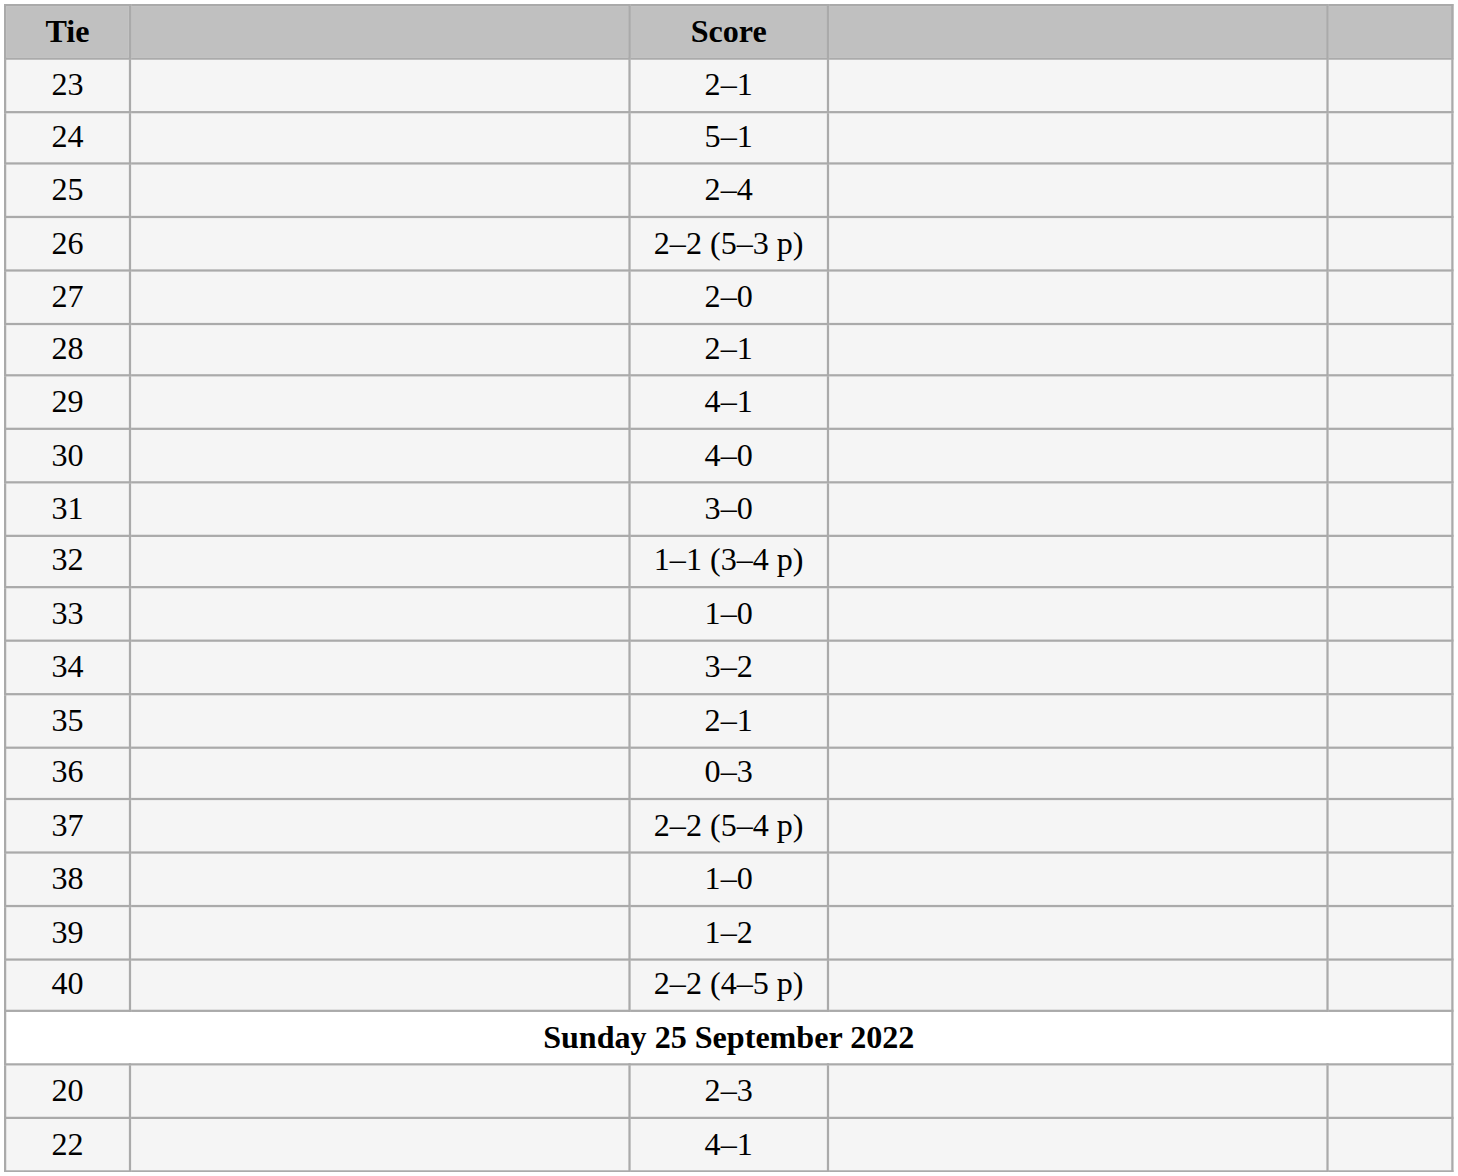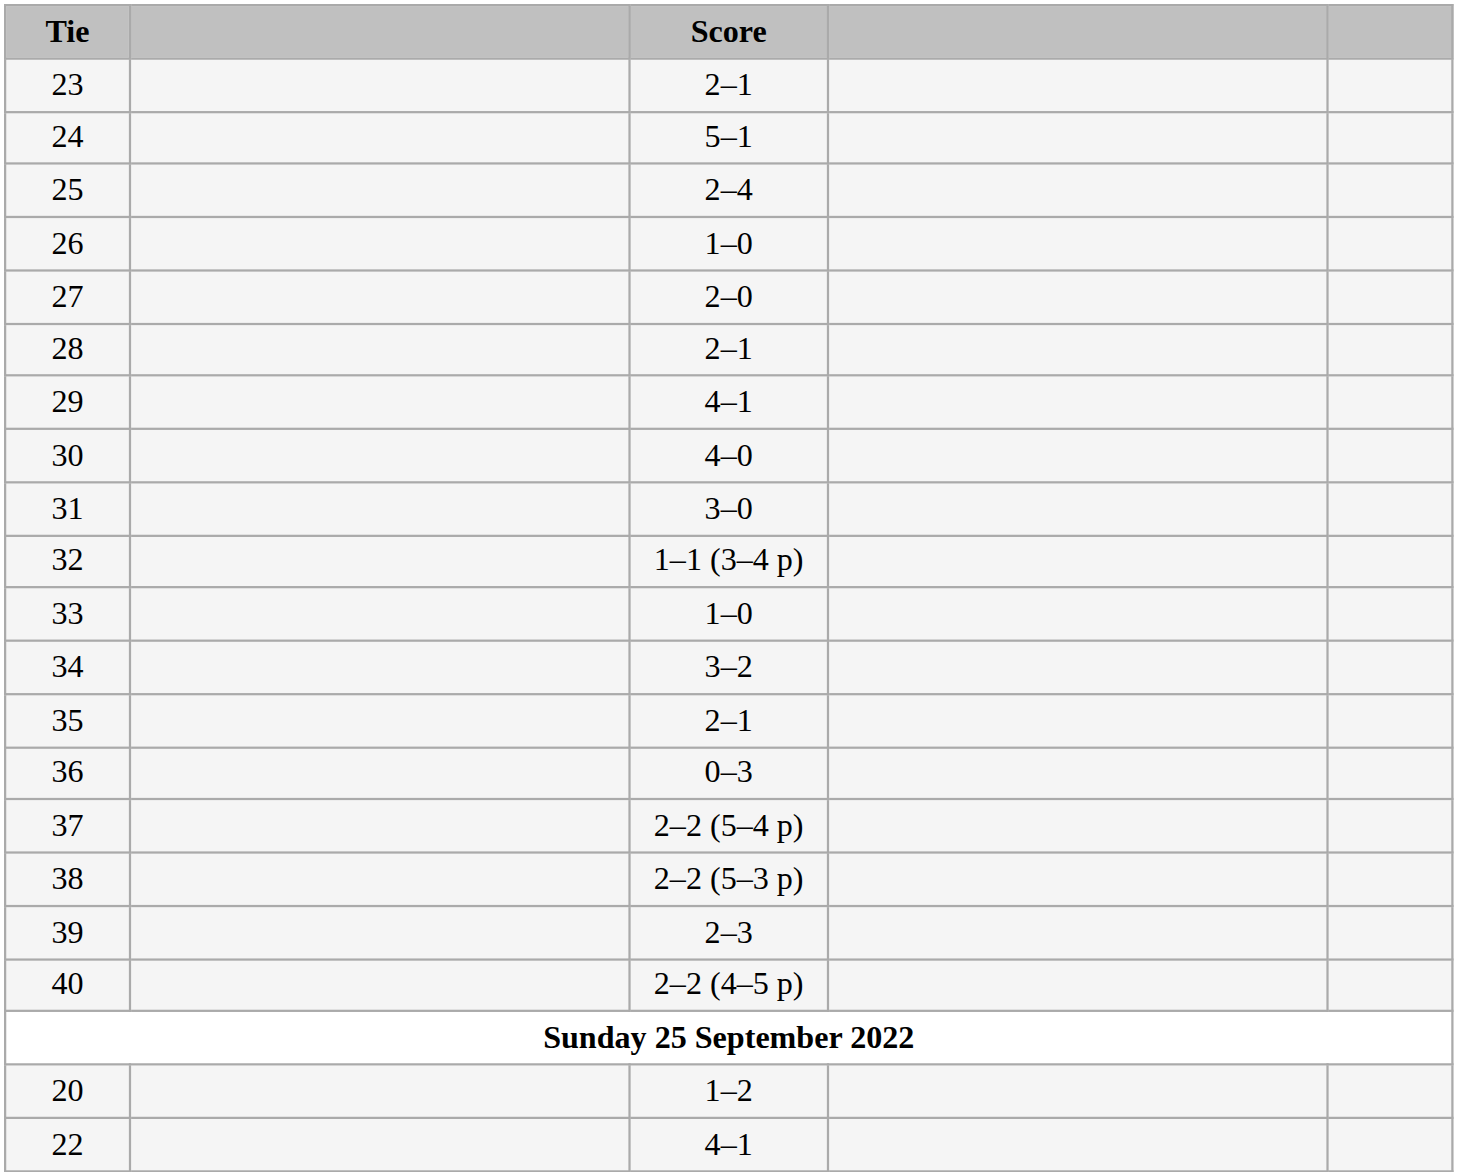(729, 243) 2–2 (5–3 p) -> (729, 243) 1–0
(729, 878) 1–0 -> (729, 878) 2–2 (5–3 p)
(729, 931) 1–2 -> (729, 931) 2–3
(729, 1090) 2–3 -> (729, 1090) 1–2
